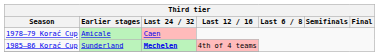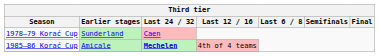(96, 33) Amicale -> (102, 33) Sunderland
(102, 45) Sunderland -> (96, 45) Amicale
